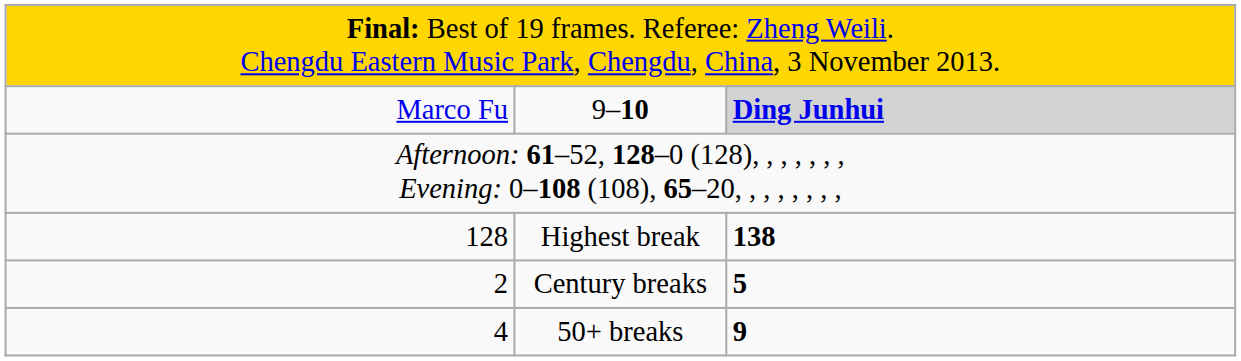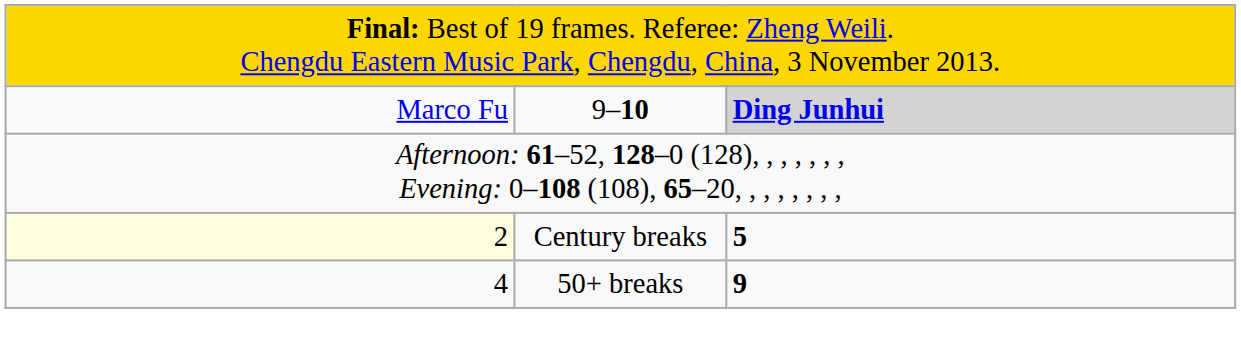- row: (620, 236)
(501, 283) no background -> (501, 236) lightyellow background
